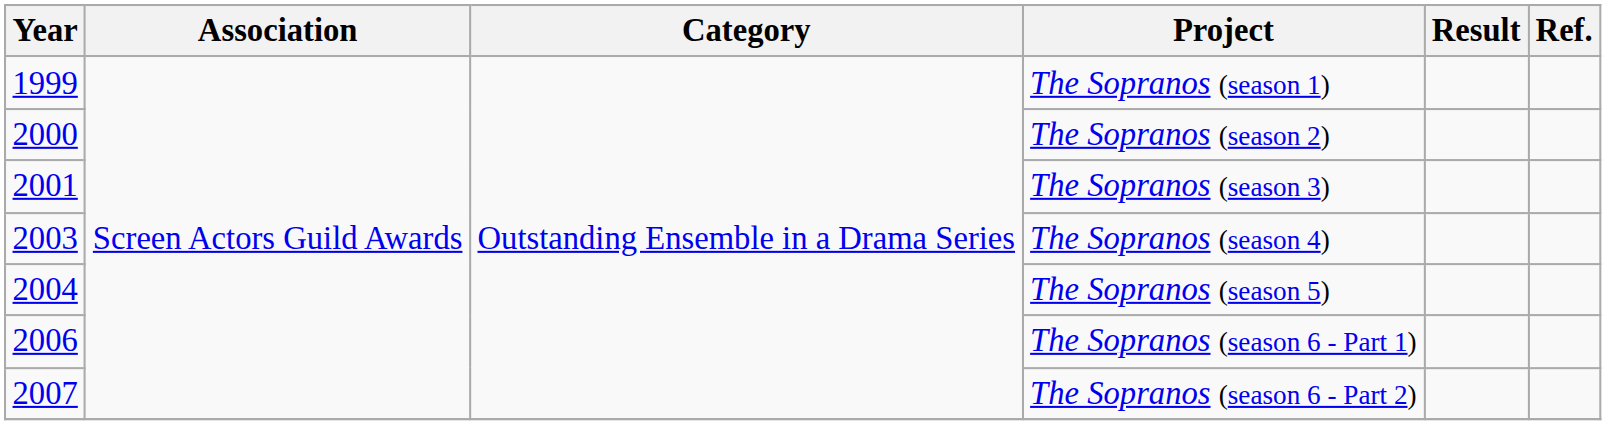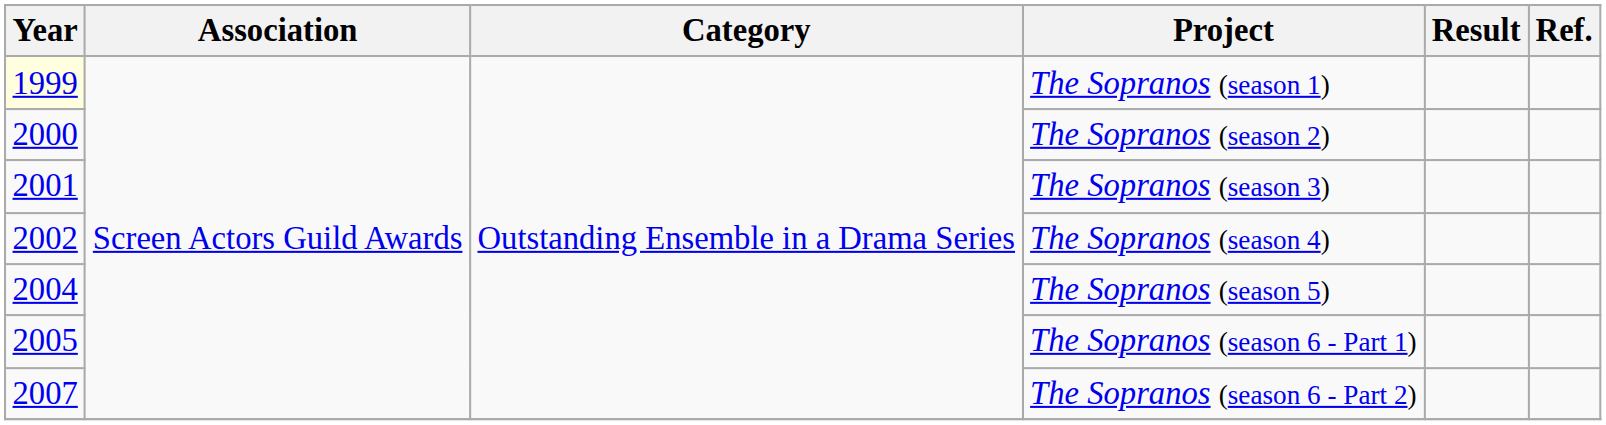(45, 82) no background -> (45, 82) lightyellow background
(45, 237) 2003 -> (45, 237) 2002
(45, 340) 2006 -> (45, 340) 2005
